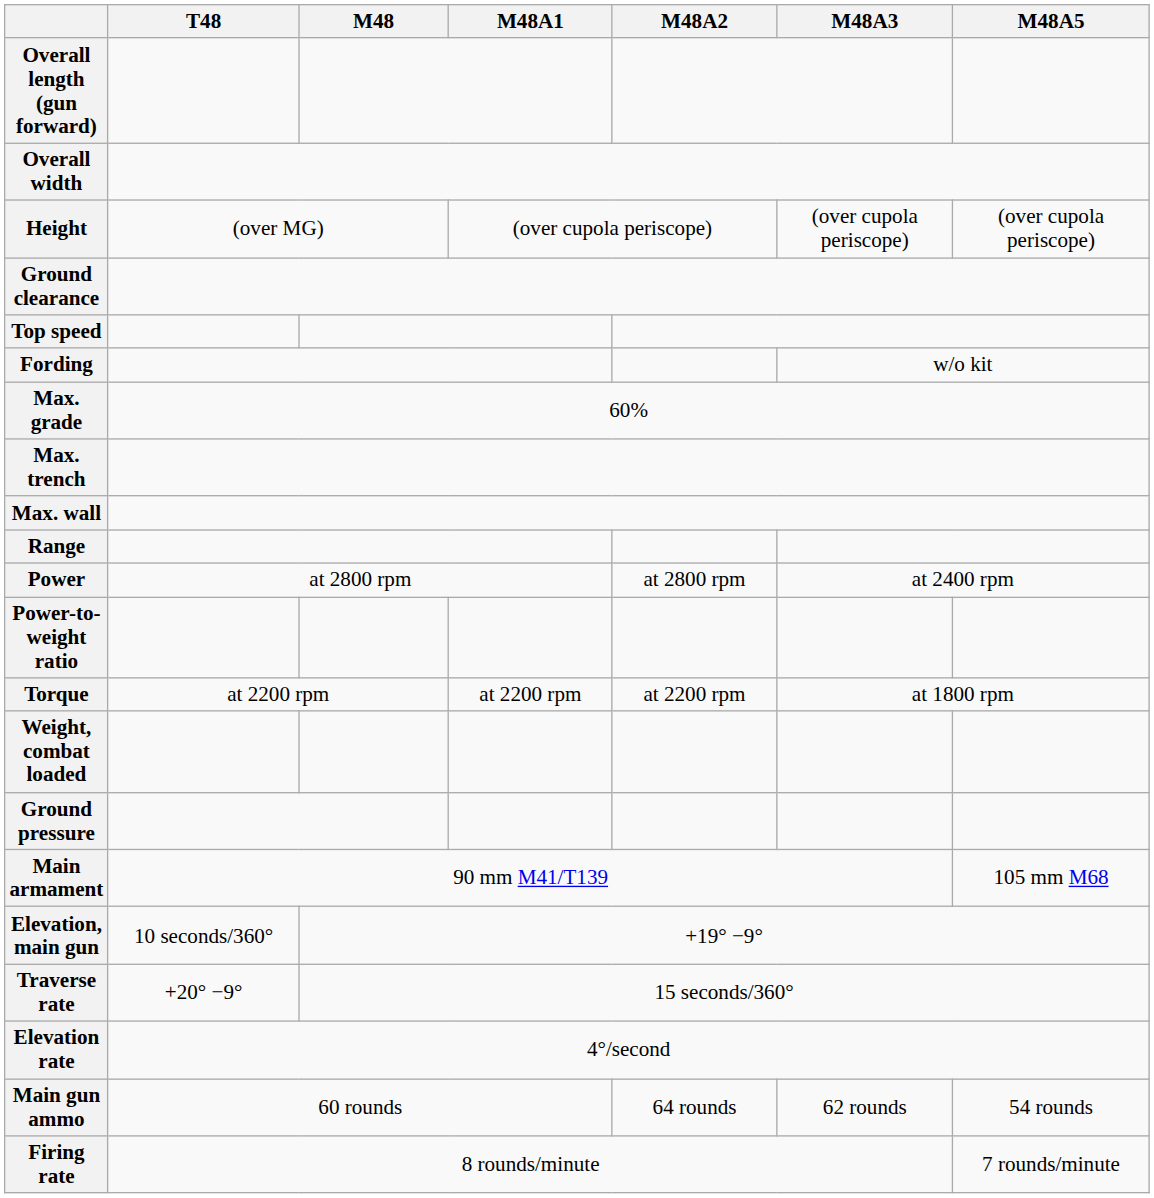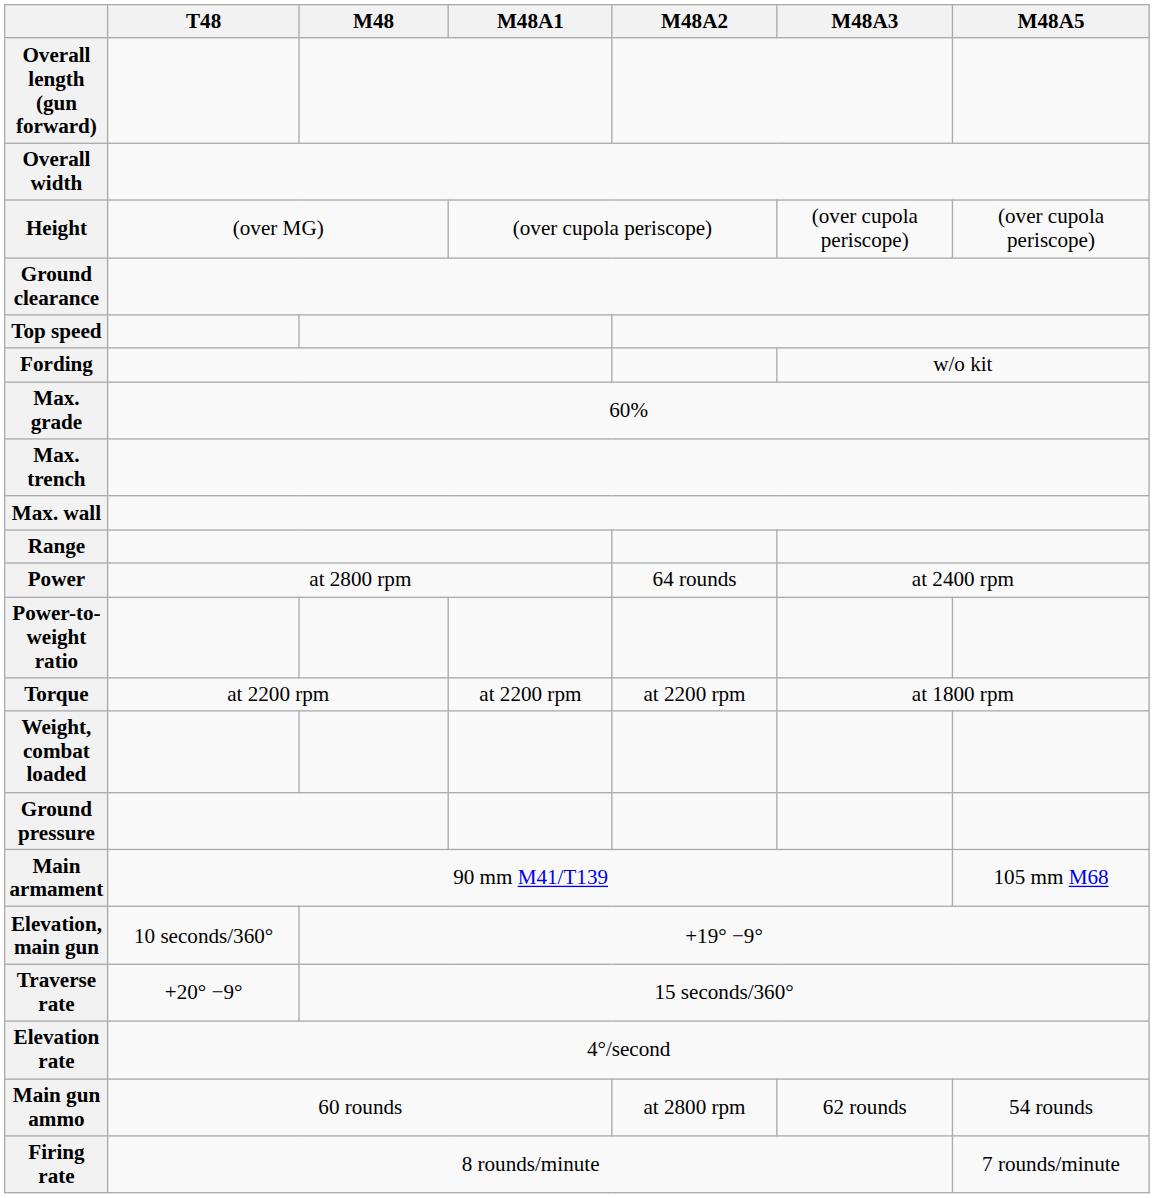(695, 579) at 2800 rpm -> (695, 579) 64 rounds
(695, 1106) 64 rounds -> (695, 1106) at 2800 rpm
